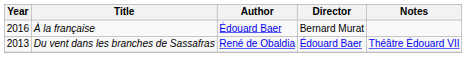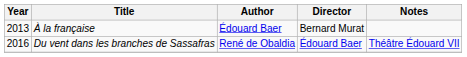(18, 28) 2016 -> (18, 28) 2013
(18, 44) 2013 -> (18, 44) 2016
